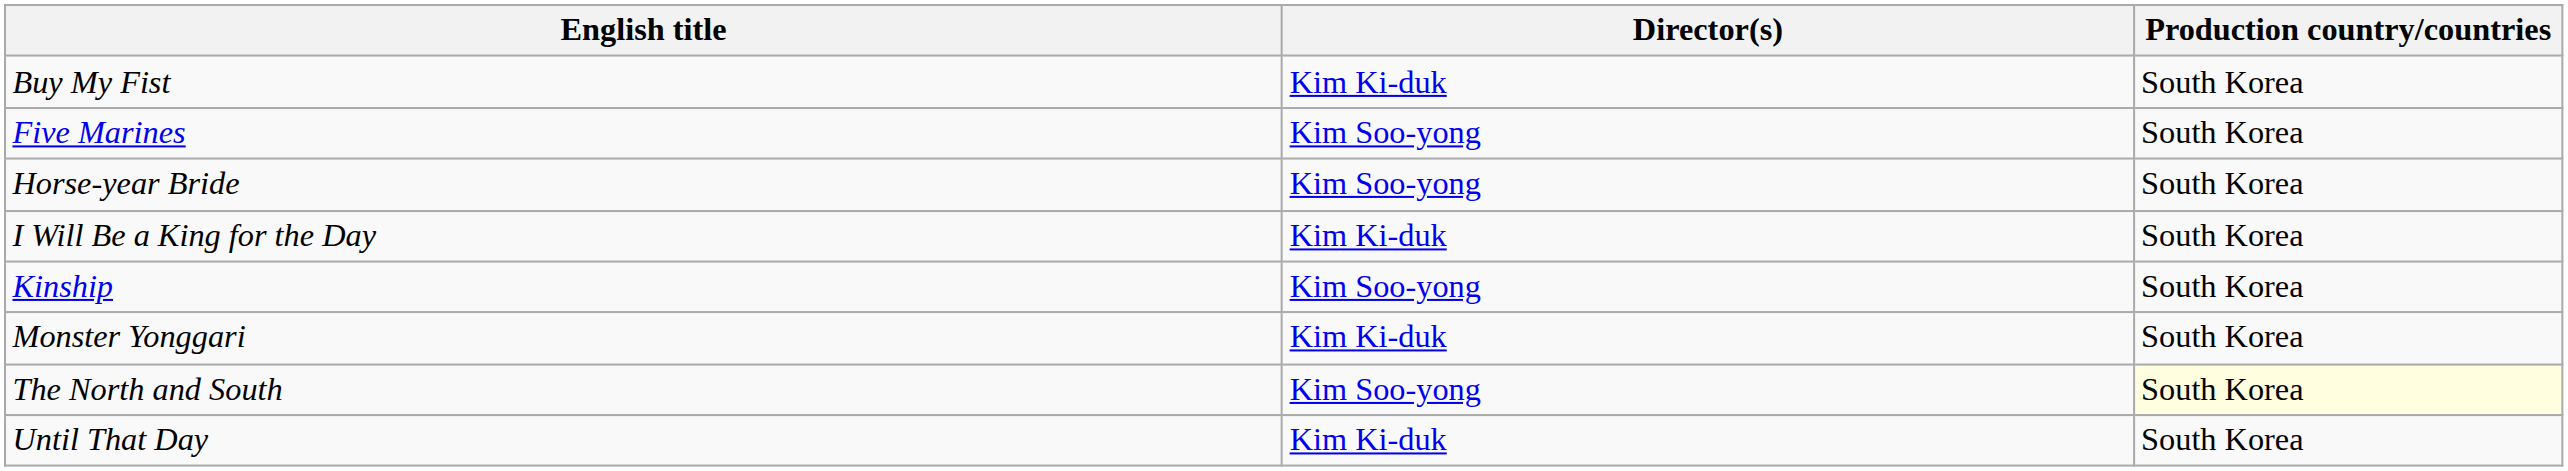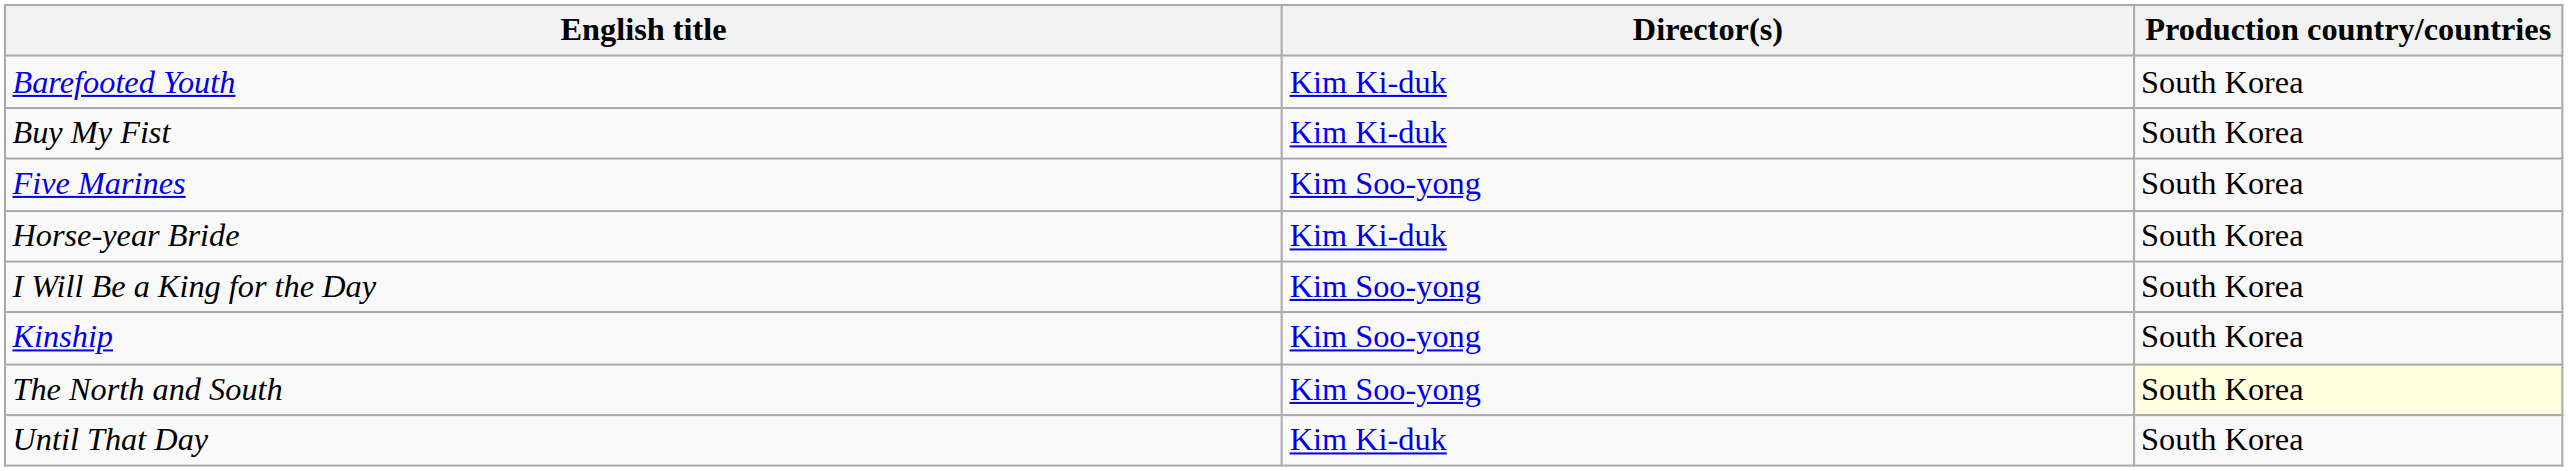+ row: (124, 81)
(1385, 183) Kim Soo-yong -> (1368, 235) Kim Ki-duk
(1368, 235) Kim Ki-duk -> (1385, 286) Kim Soo-yong
- row: (129, 337)
